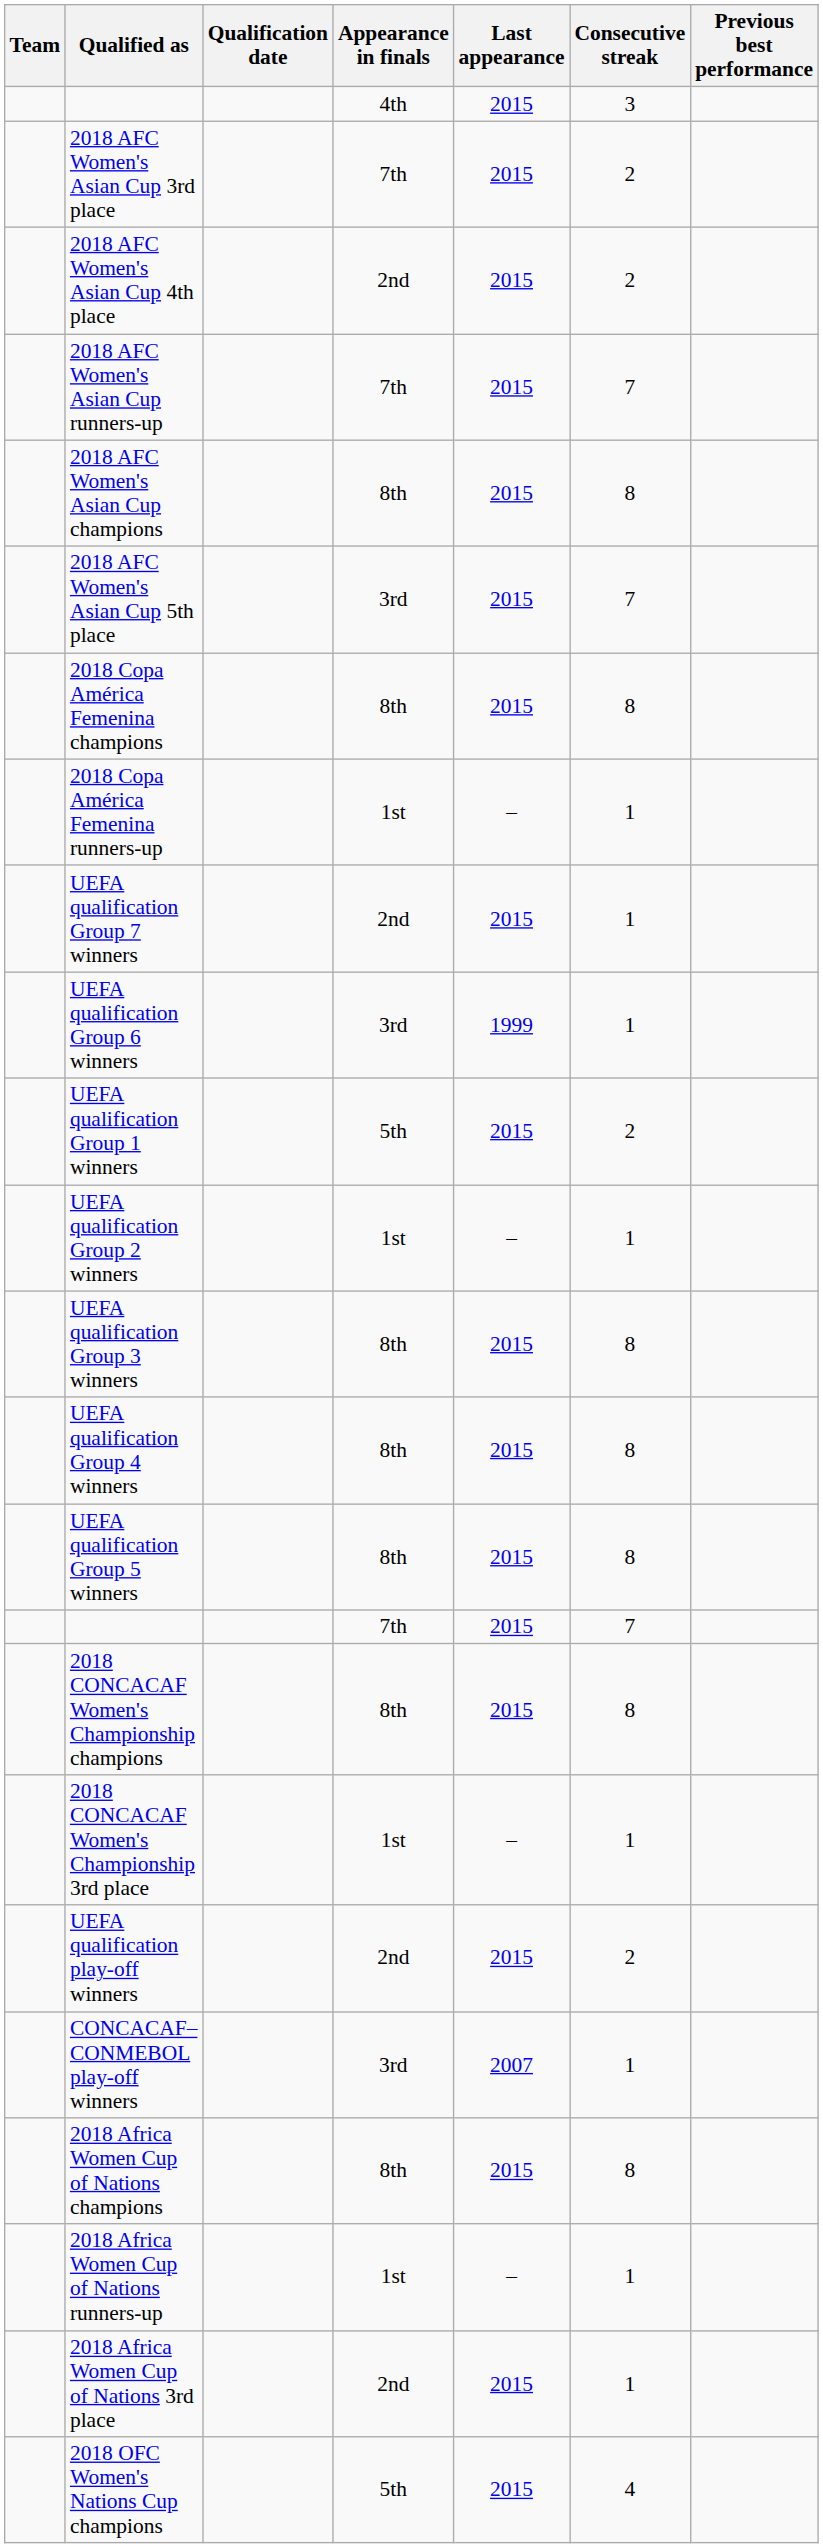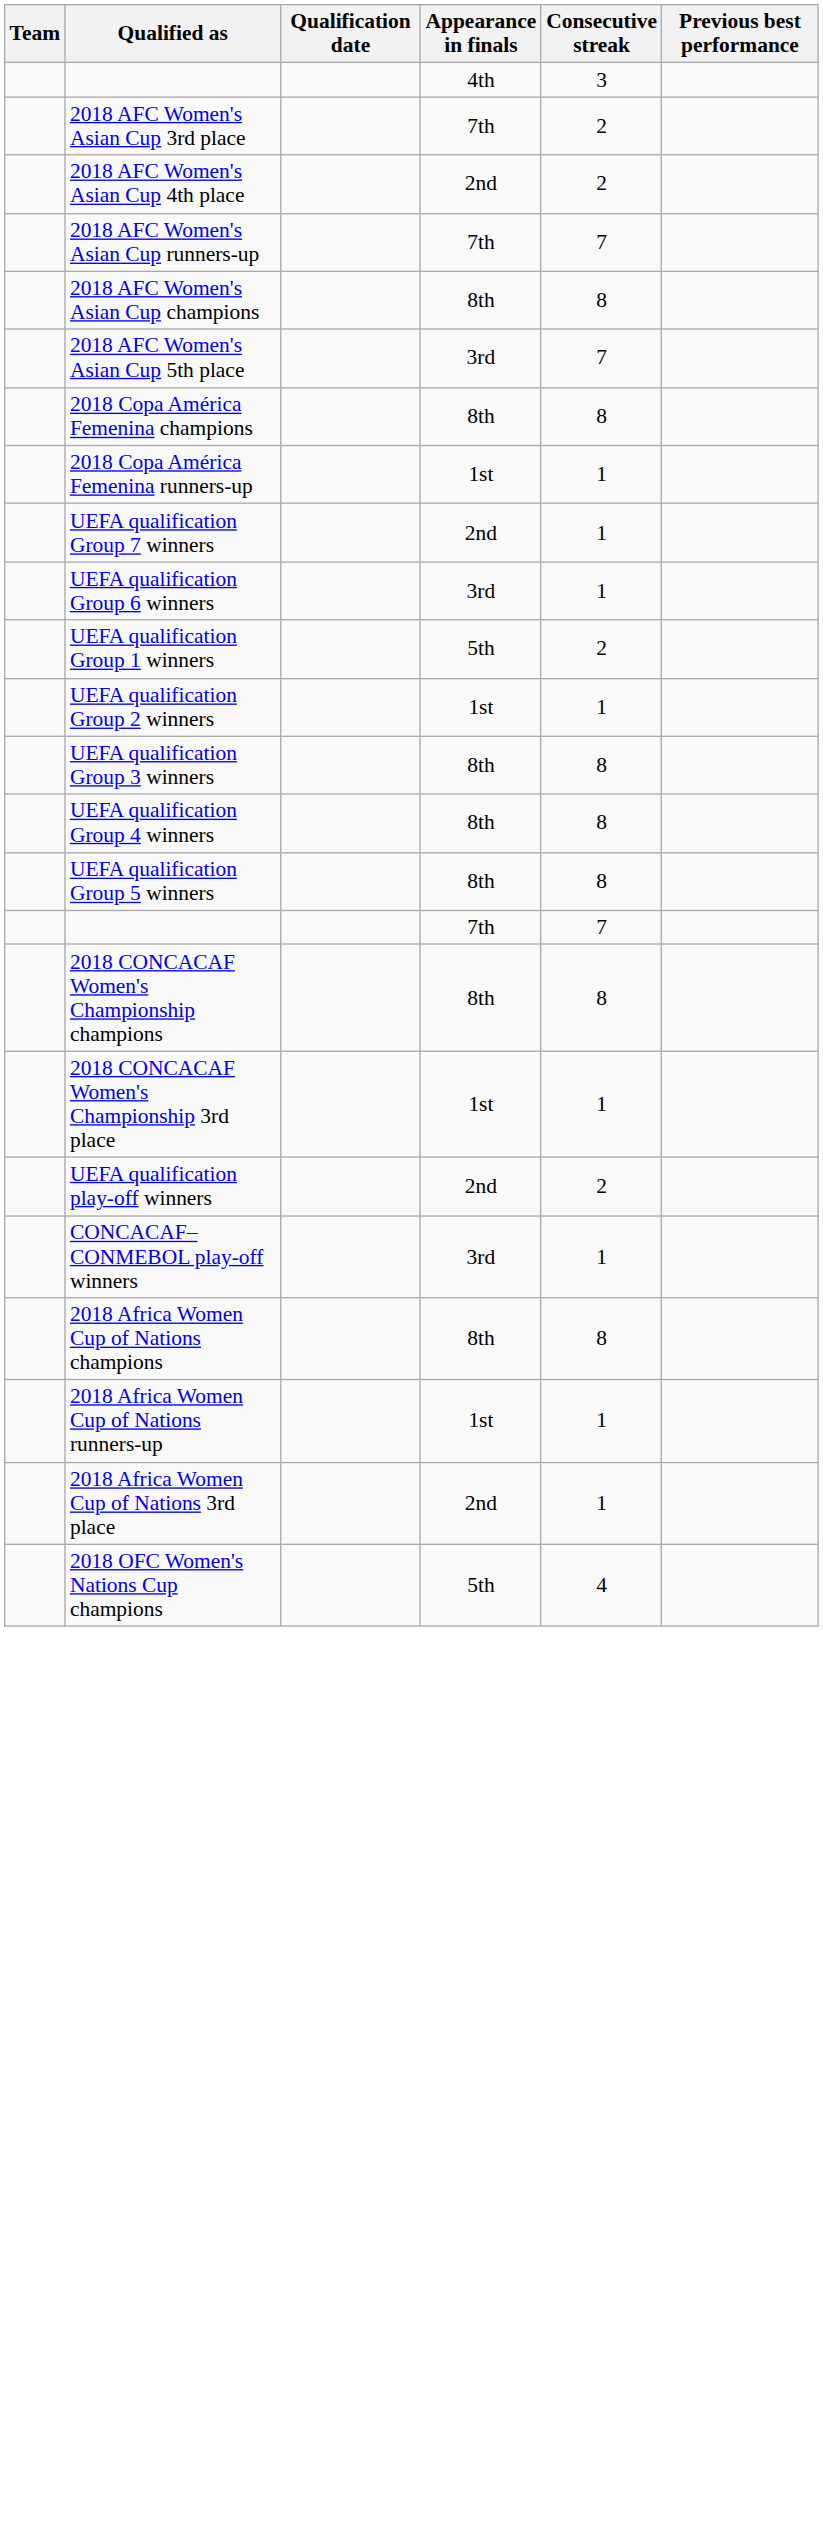- column: (512, 45)
